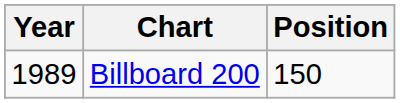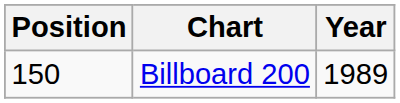columns swapped: (44, 27) <-> (331, 27)
